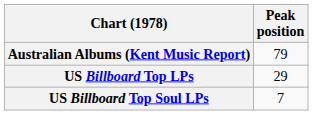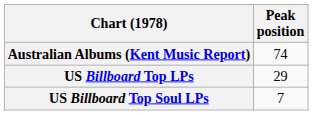(281, 53) 79 -> (281, 53) 74
